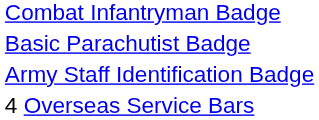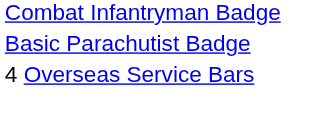- row: (160, 74)
